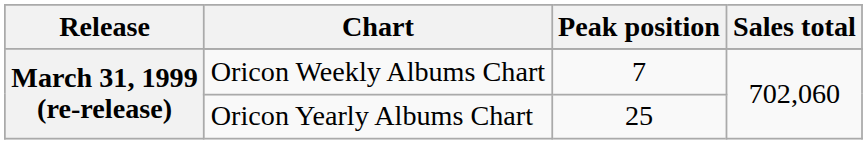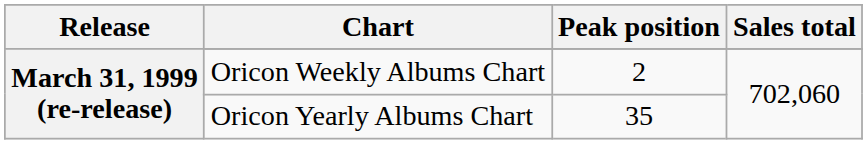(639, 71) 7 -> (639, 71) 2
(639, 116) 25 -> (639, 116) 35
